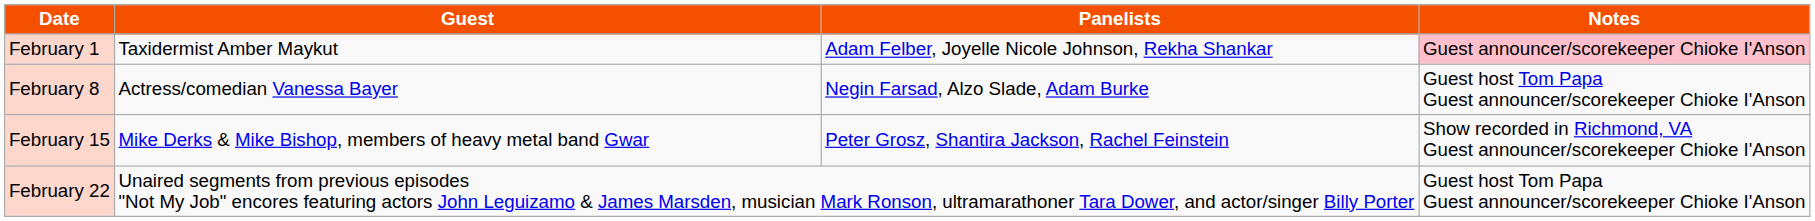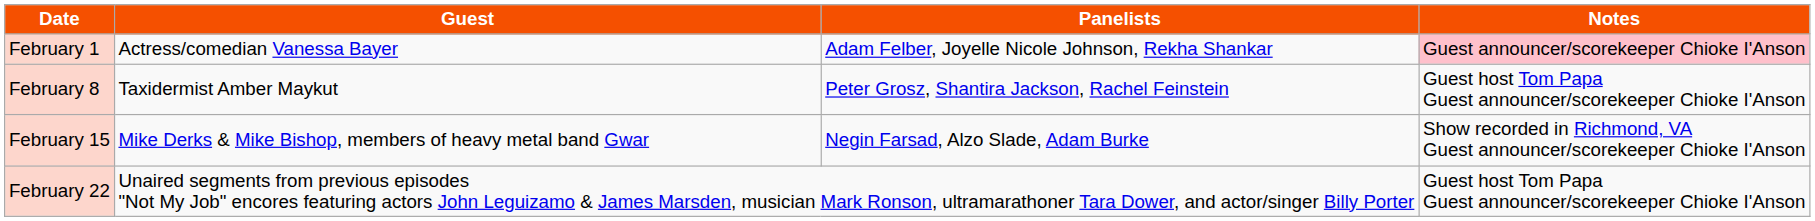(228, 49) Taxidermist Amber Maykut -> (258, 49) Actress/comedian Vanessa Bayer
(258, 89) Actress/comedian Vanessa Bayer -> (228, 89) Taxidermist Amber Maykut
(987, 89) Negin Farsad, Alzo Slade, Adam Burke -> (1027, 89) Peter Grosz, Shantira Jackson, Rachel Feinstein
(1027, 140) Peter Grosz, Shantira Jackson, Rachel Feinstein -> (987, 140) Negin Farsad, Alzo Slade, Adam Burke
